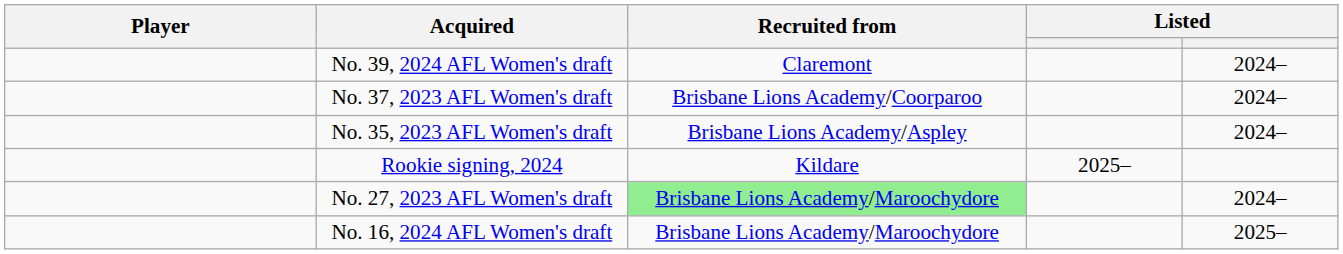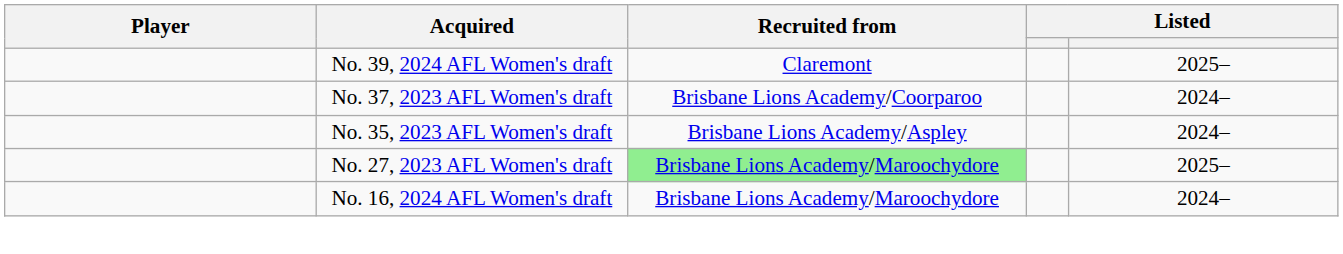(1260, 64) 2024– -> (1203, 64) 2025–
- row: (472, 164)
(1260, 198) 2024– -> (1203, 164) 2025–
(1260, 231) 2025– -> (1203, 198) 2024–
